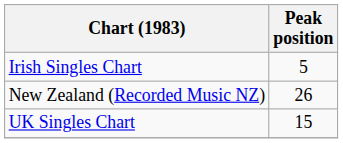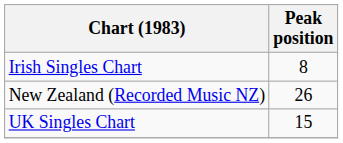(303, 66) 5 -> (303, 66) 8
